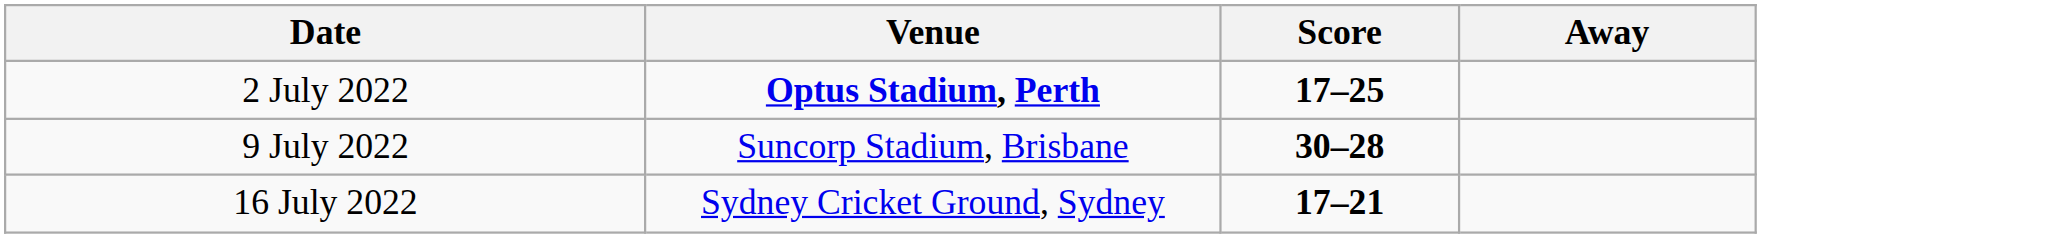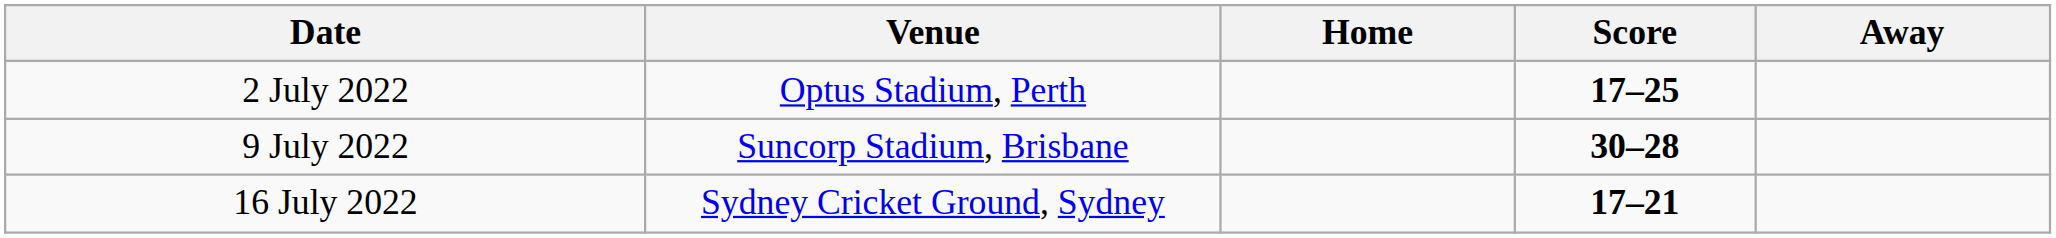+ column: (1368, 32)
(933, 89) bold -> (933, 89) normal
